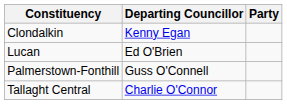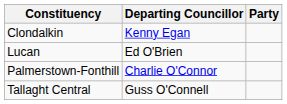(167, 71) Guss O'Connell -> (171, 71) Charlie O'Connor
(171, 90) Charlie O'Connor -> (167, 90) Guss O'Connell
